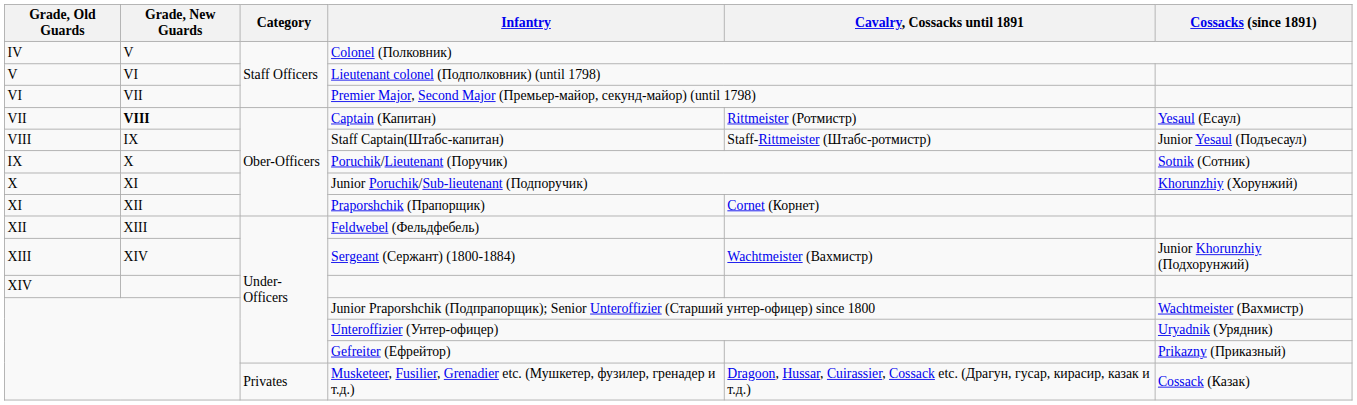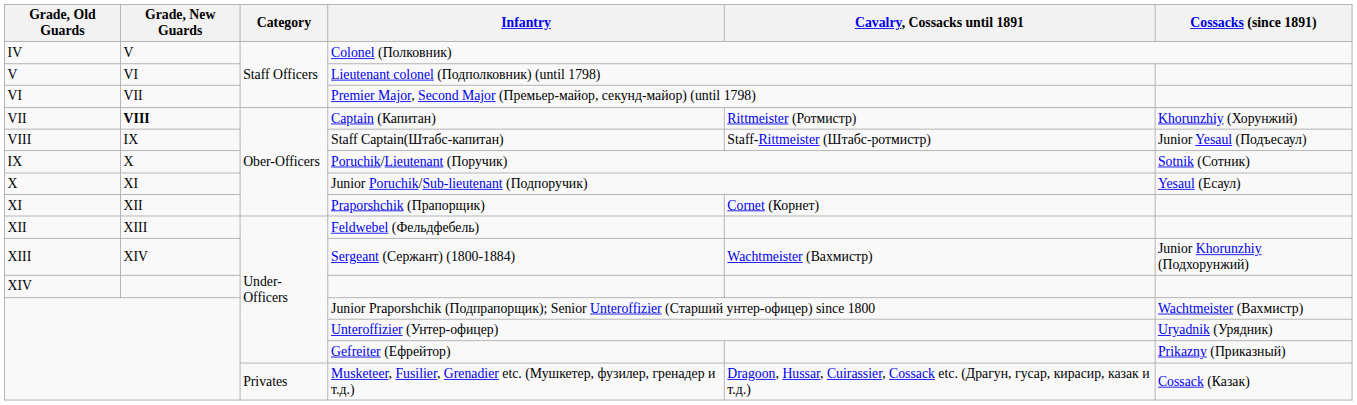(1199, 118) Yesaul (Есаул) -> (1228, 118) Khorunzhiy (Хорунжий)
(1228, 183) Khorunzhiy (Хорунжий) -> (1199, 183) Yesaul (Есаул)
